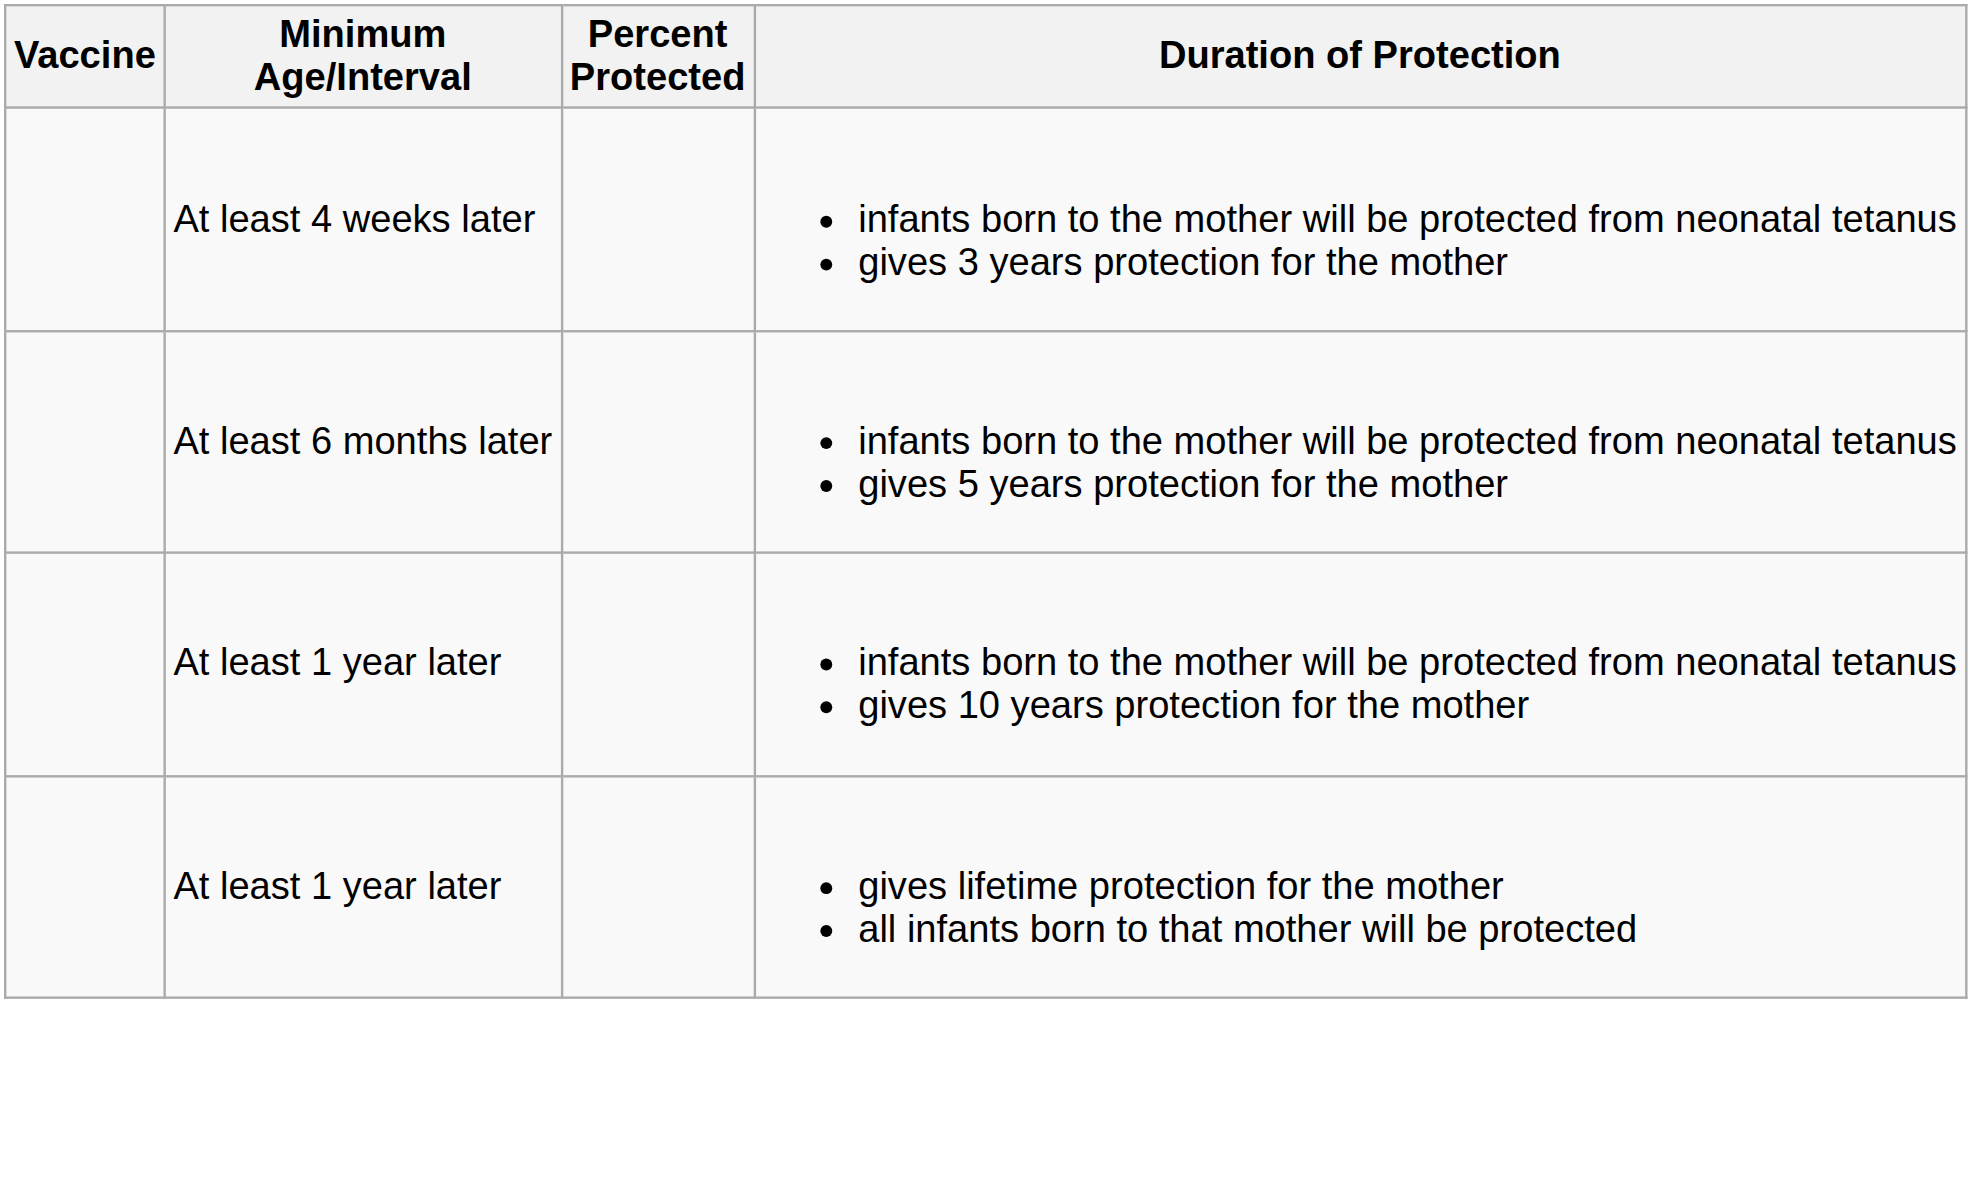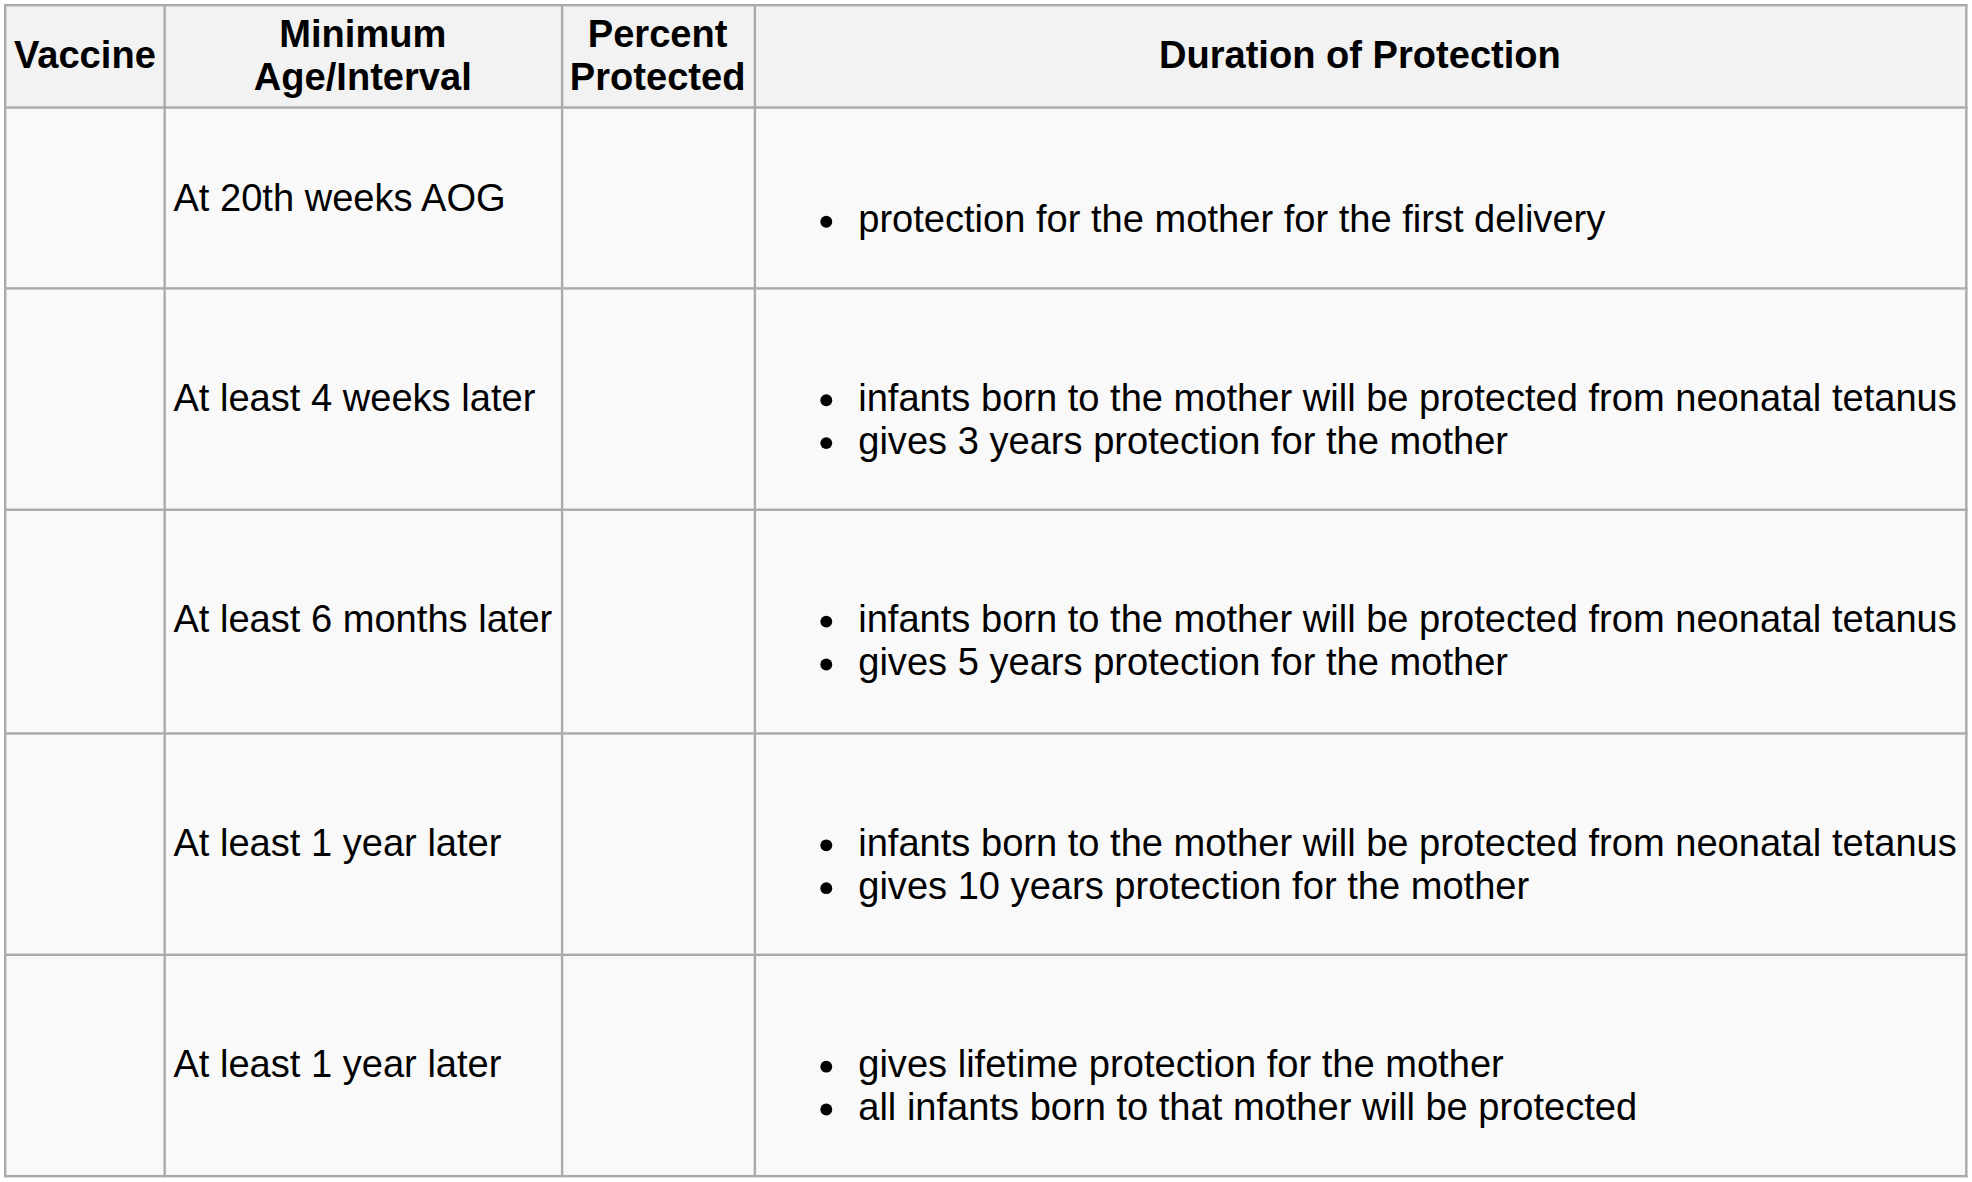+ row: (1360, 220)
